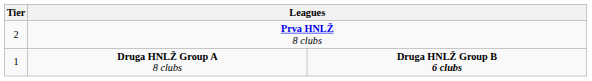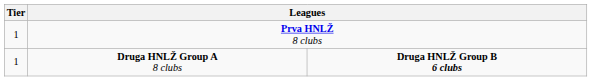(16, 34) 2 -> (16, 34) 1
